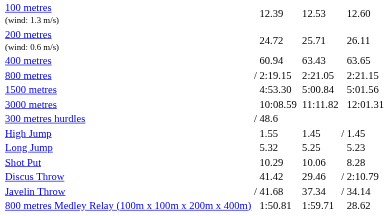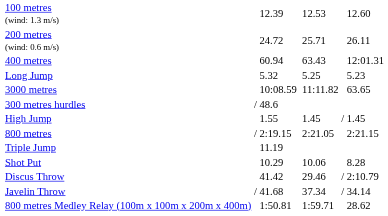(359, 60) 63.65 -> (365, 60) 12:01.31
rows swapped: (28, 75) <-> (29, 148)
- row: (31, 89)
(365, 104) 12:01.31 -> (359, 89) 63.65
+ row: (30, 148)
